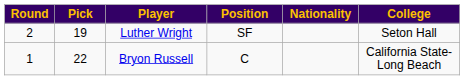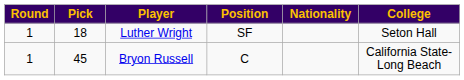(30, 33) 2 -> (30, 33) 1
(80, 33) 19 -> (80, 33) 18
(80, 58) 22 -> (80, 58) 45
